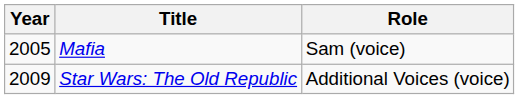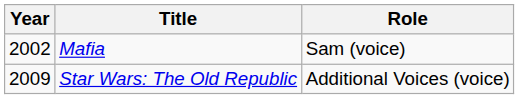(30, 49) 2005 -> (30, 49) 2002
